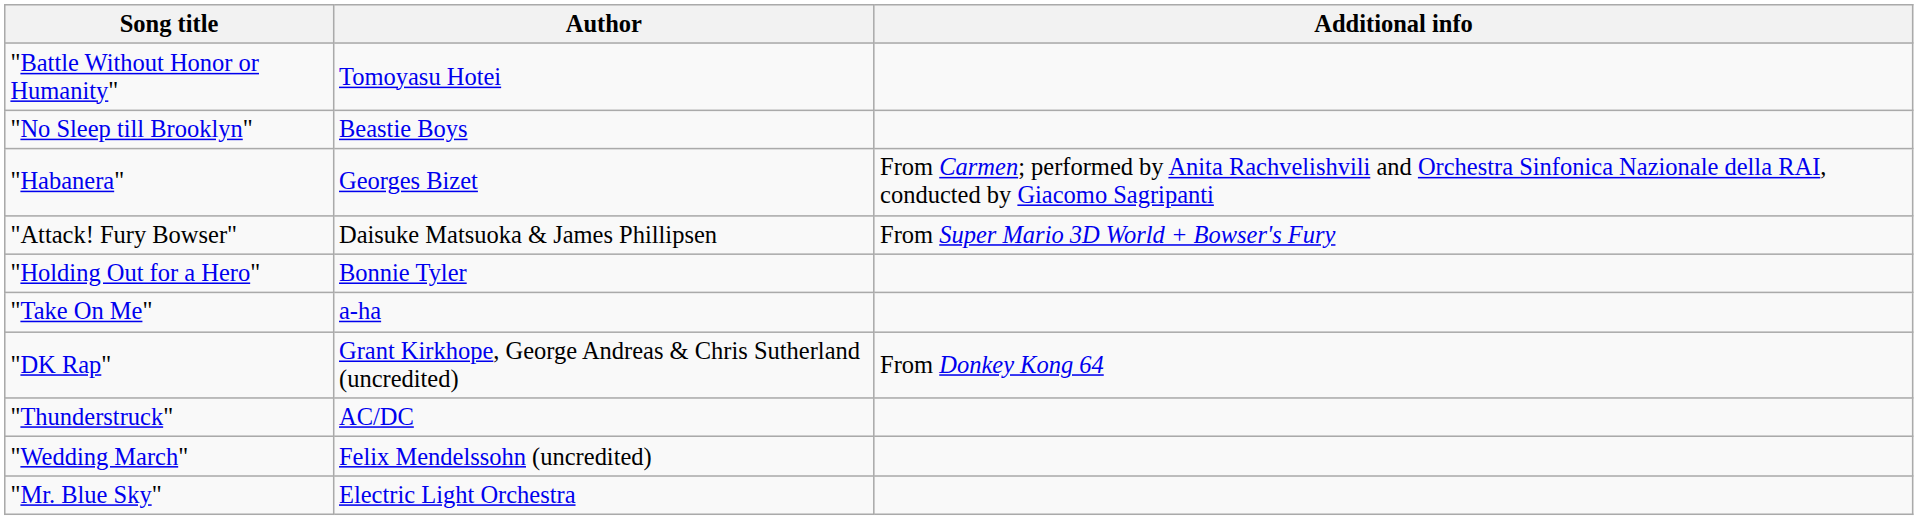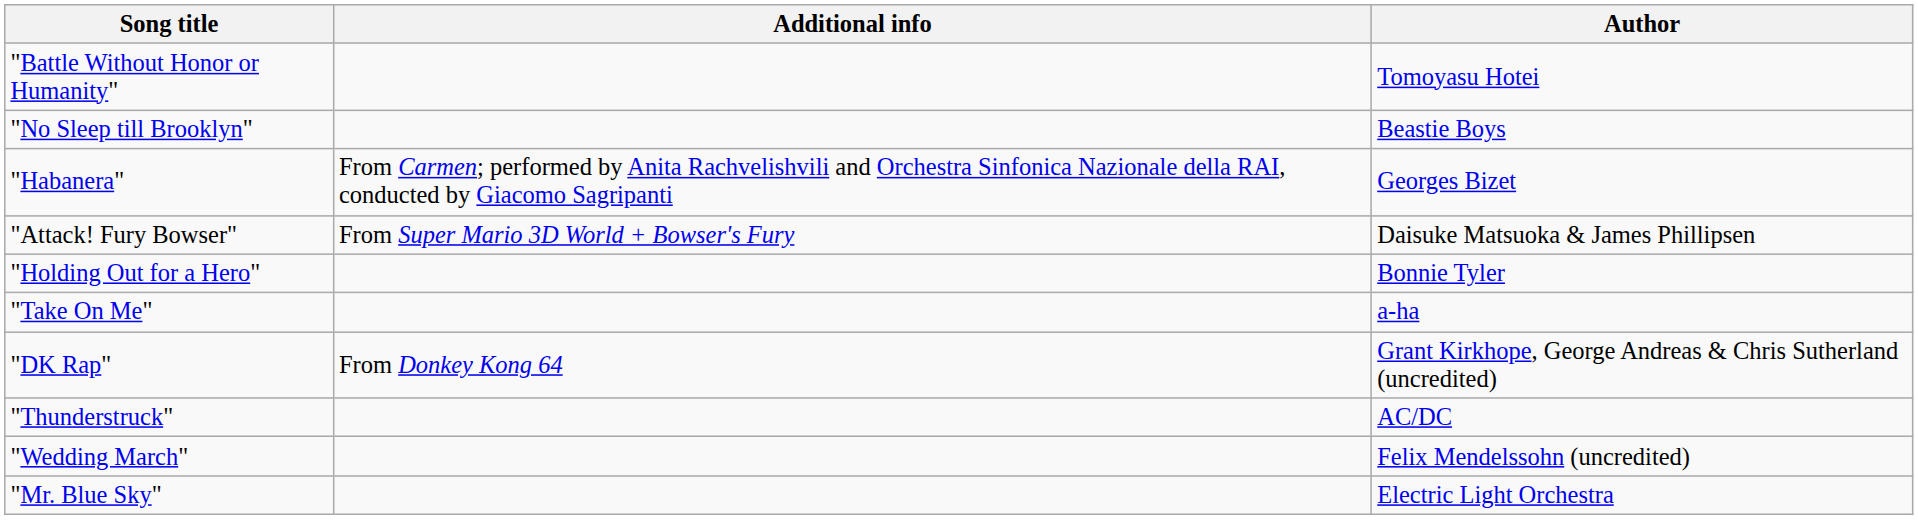columns swapped: (604, 23) <-> (1394, 23)
